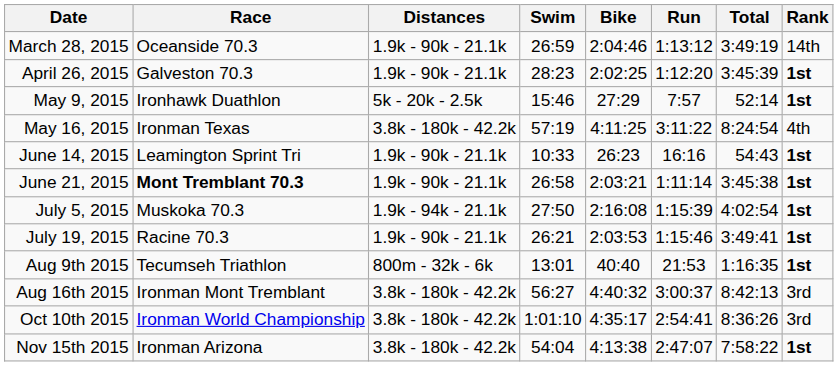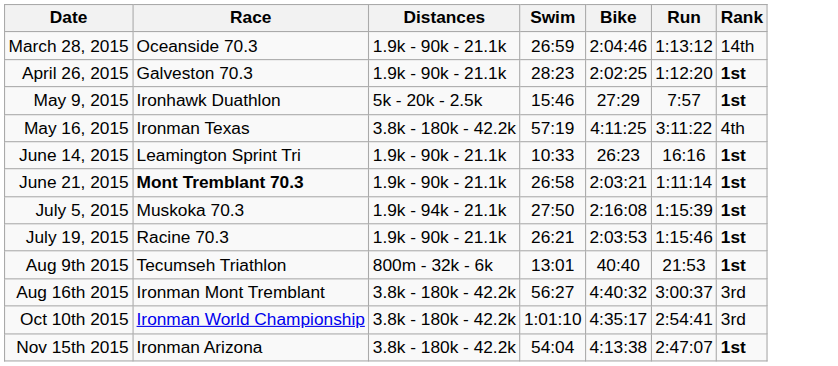- column: (750, 18)
